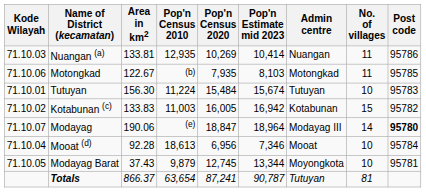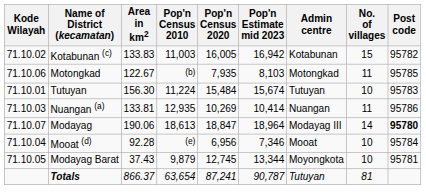rows swapped: (78, 55) <-> (81, 108)
(190, 125) (e) -> (180, 126) 18,613
(180, 146) 18,613 -> (190, 141) (e)
